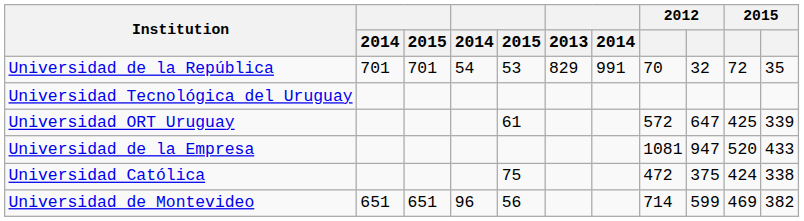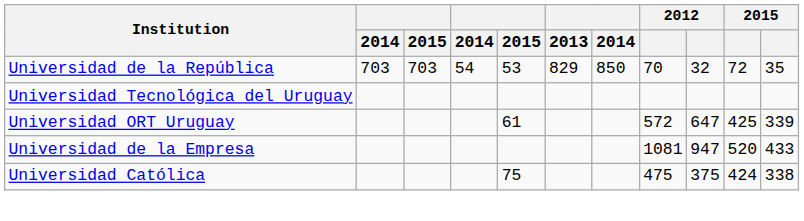(375, 69) 701 -> (375, 69) 703
(422, 69) 701 -> (422, 69) 703
(611, 69) 991 -> (611, 69) 850
(658, 176) 472 -> (658, 176) 475
- row: (131, 203)
